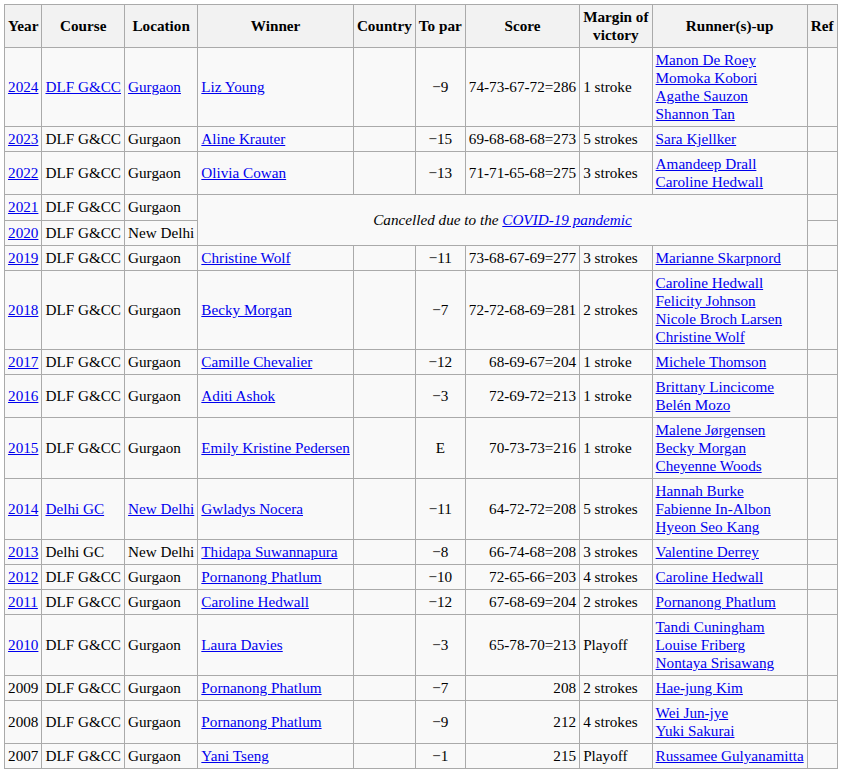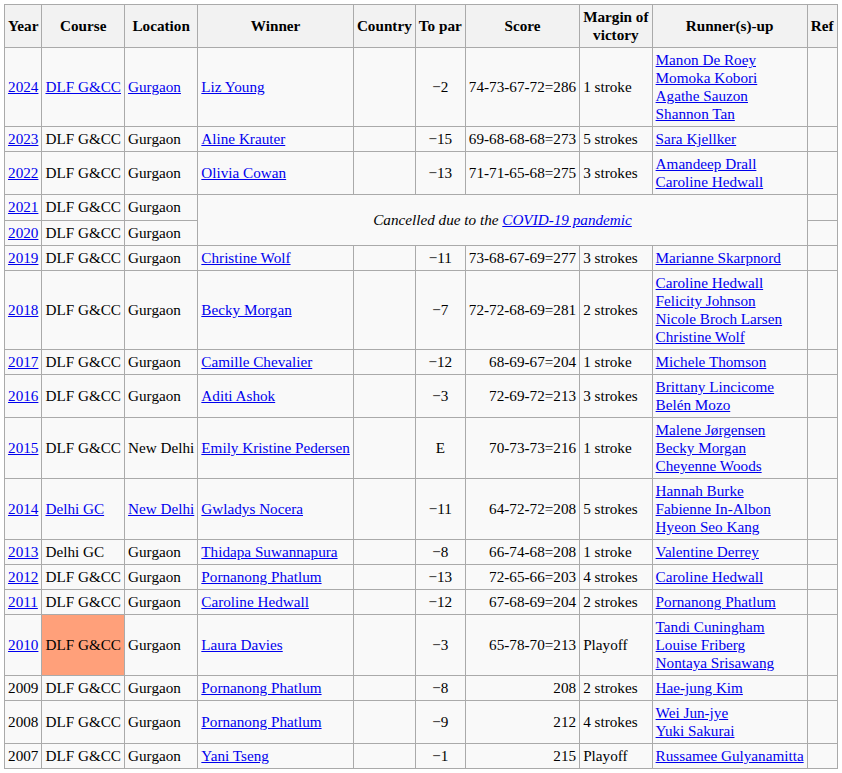(440, 87) −9 -> (440, 87) −2
(161, 232) New Delhi -> (154, 232) Gurgaon
(607, 395) 1 stroke -> (610, 395) 3 strokes
(154, 447) Gurgaon -> (161, 447) New Delhi
(161, 551) New Delhi -> (154, 551) Gurgaon
(610, 551) 3 strokes -> (607, 551) 1 stroke
(440, 577) −10 -> (440, 577) −13
(83, 645) no background -> (83, 645) lightsalmon background
(440, 688) −7 -> (440, 688) −8
